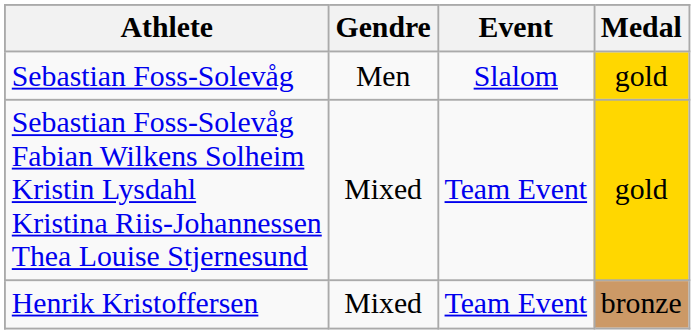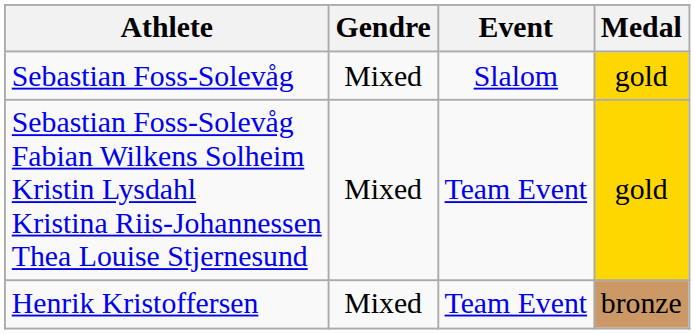(383, 75) Men -> (383, 75) Mixed
